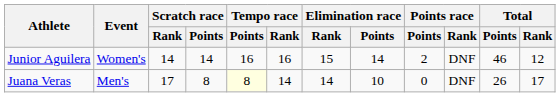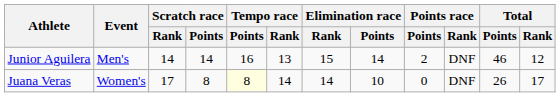(121, 58) Women's -> (113, 58) Men's
(285, 58) 16 -> (285, 58) 13
(113, 81) Men's -> (121, 81) Women's
